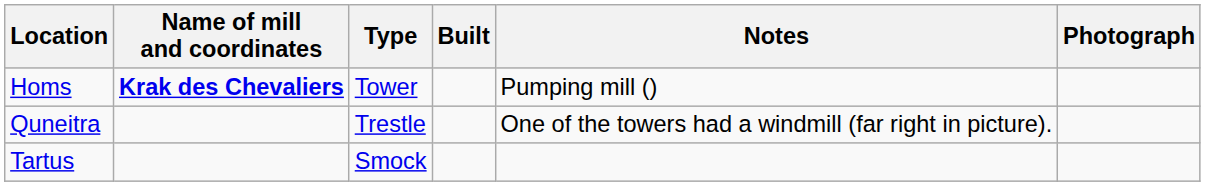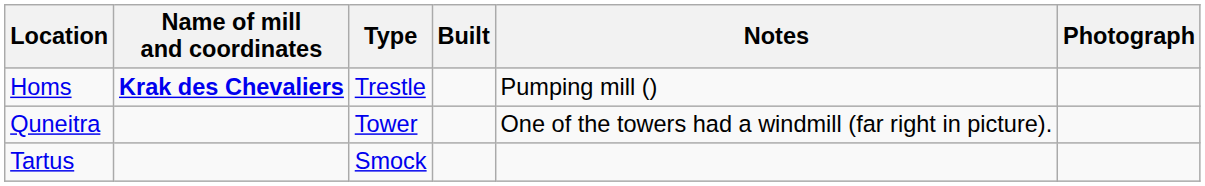(386, 86) Tower -> (390, 86) Trestle
(390, 124) Trestle -> (386, 124) Tower
